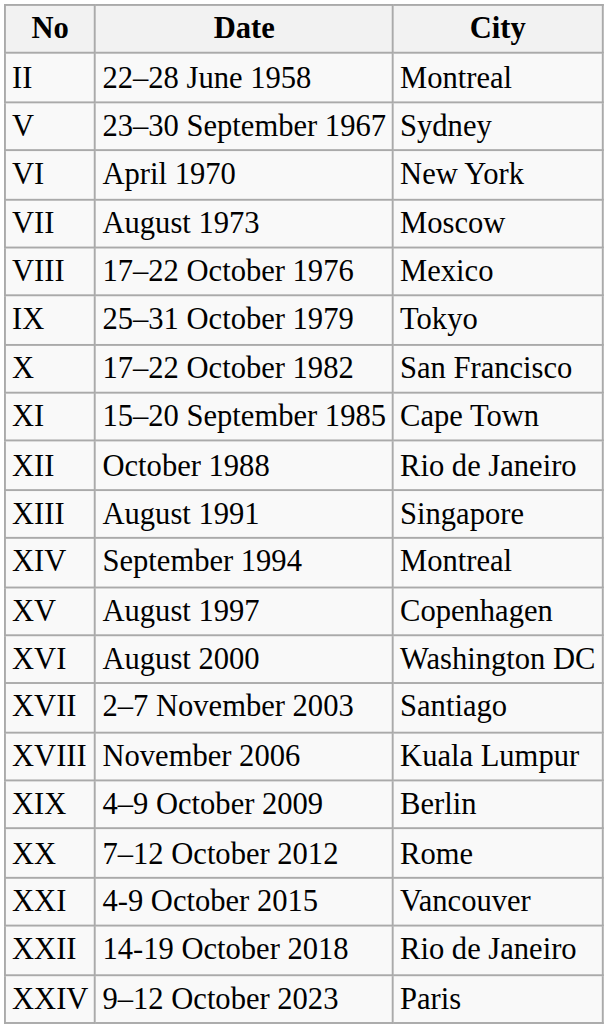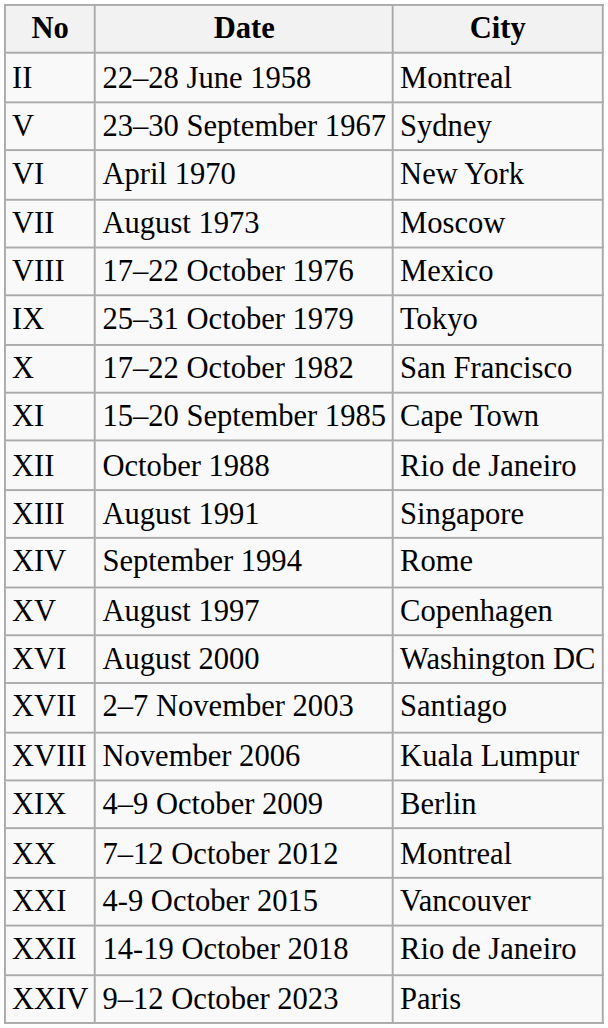(456, 561) Montreal -> (437, 561) Rome
(437, 852) Rome -> (456, 852) Montreal
